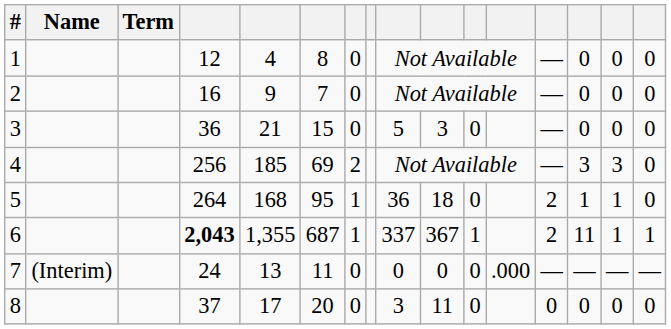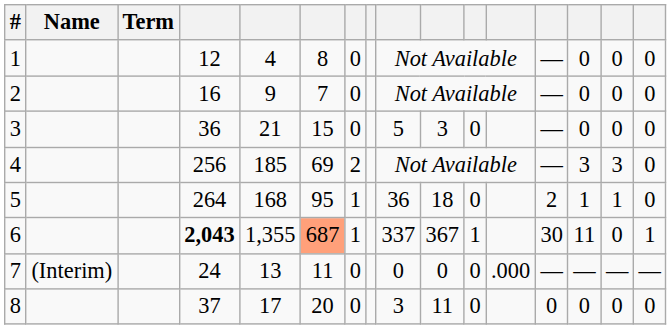(323, 235) no background -> (323, 235) lightsalmon background
(552, 235) 2 -> (552, 235) 30
(617, 235) 1 -> (617, 235) 0
